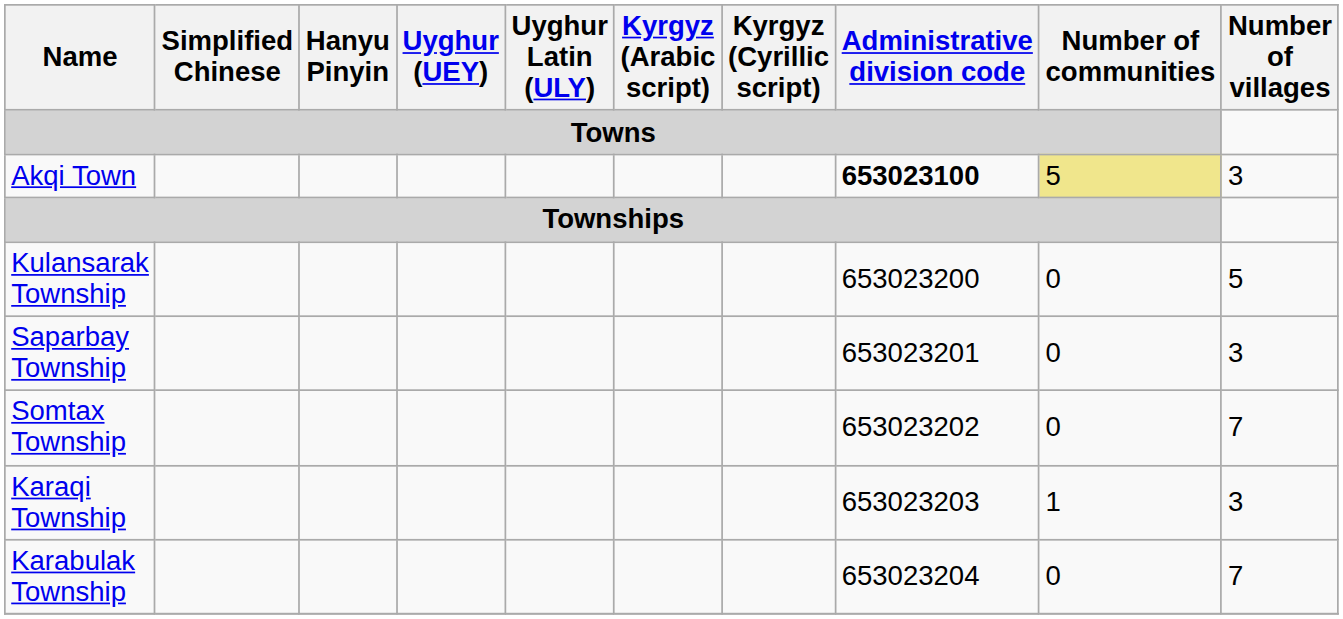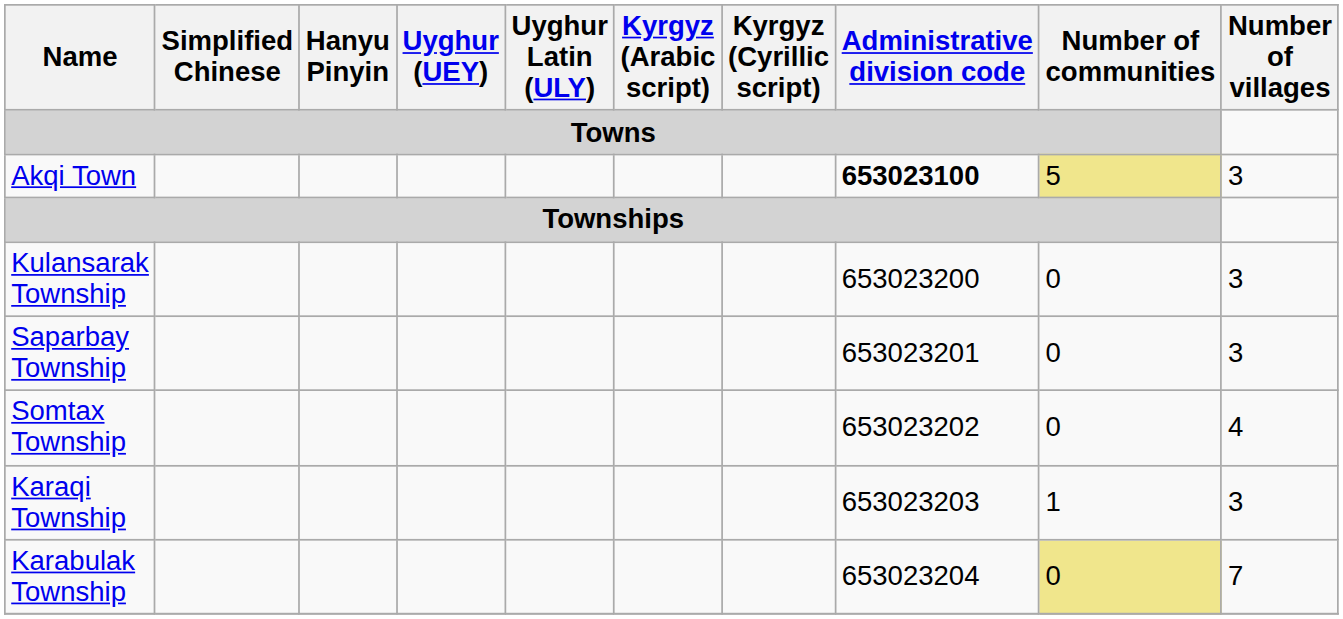(1236, 278) 5 -> (1236, 278) 3
(1236, 427) 7 -> (1236, 427) 4
(1053, 576) no background -> (1053, 576) khaki background
